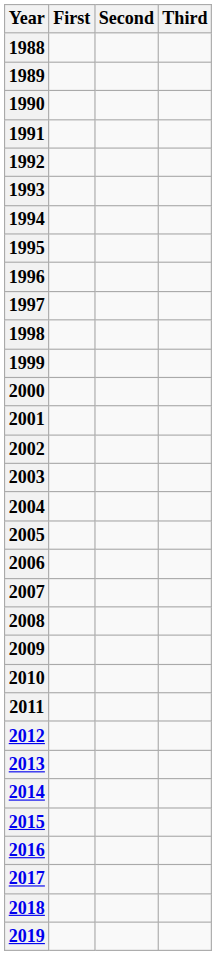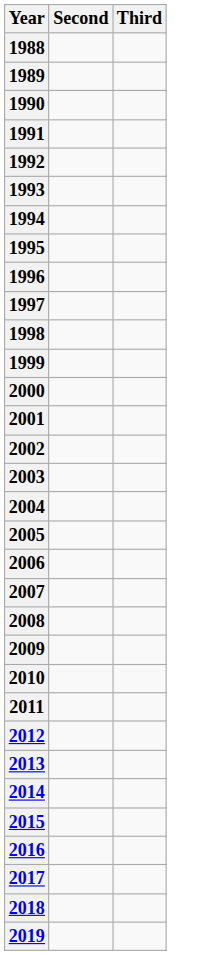- column: (72, 18)
